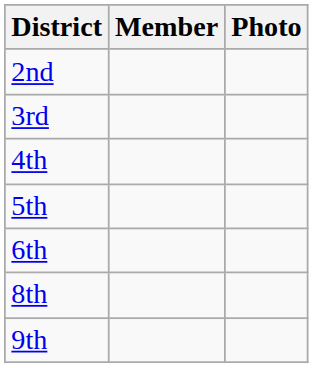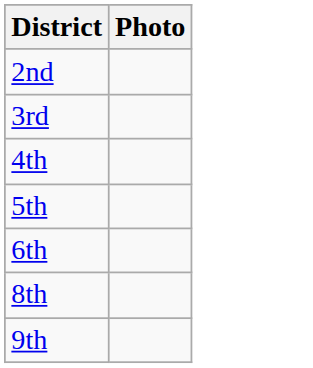- column: (167, 26)
